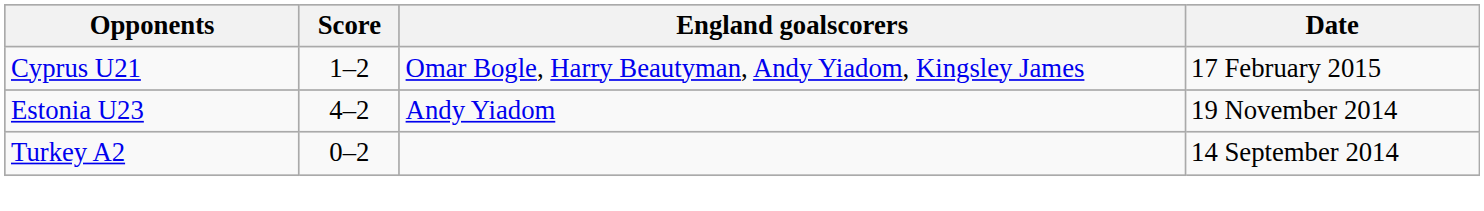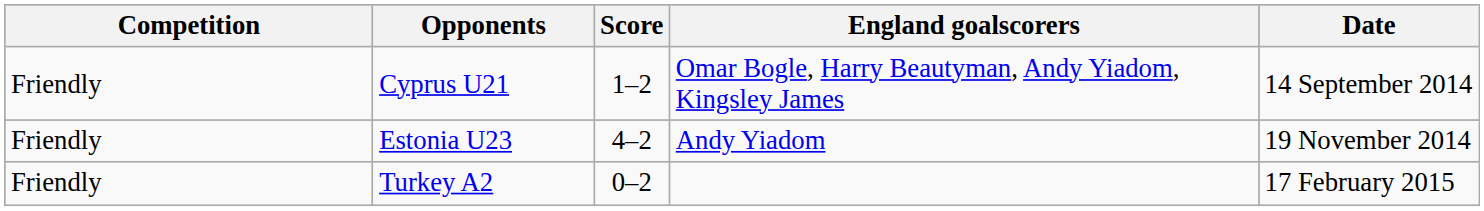+ column: (189, 25)
(1286, 68) 17 February 2015 -> (1368, 83) 14 September 2014
(1295, 152) 14 September 2014 -> (1360, 182) 17 February 2015
